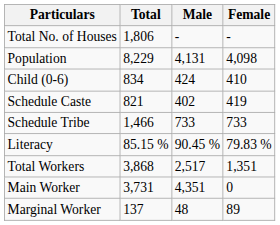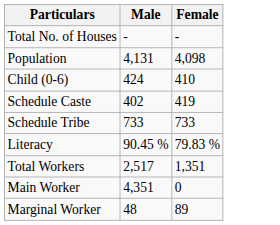- column: (146, 15)
